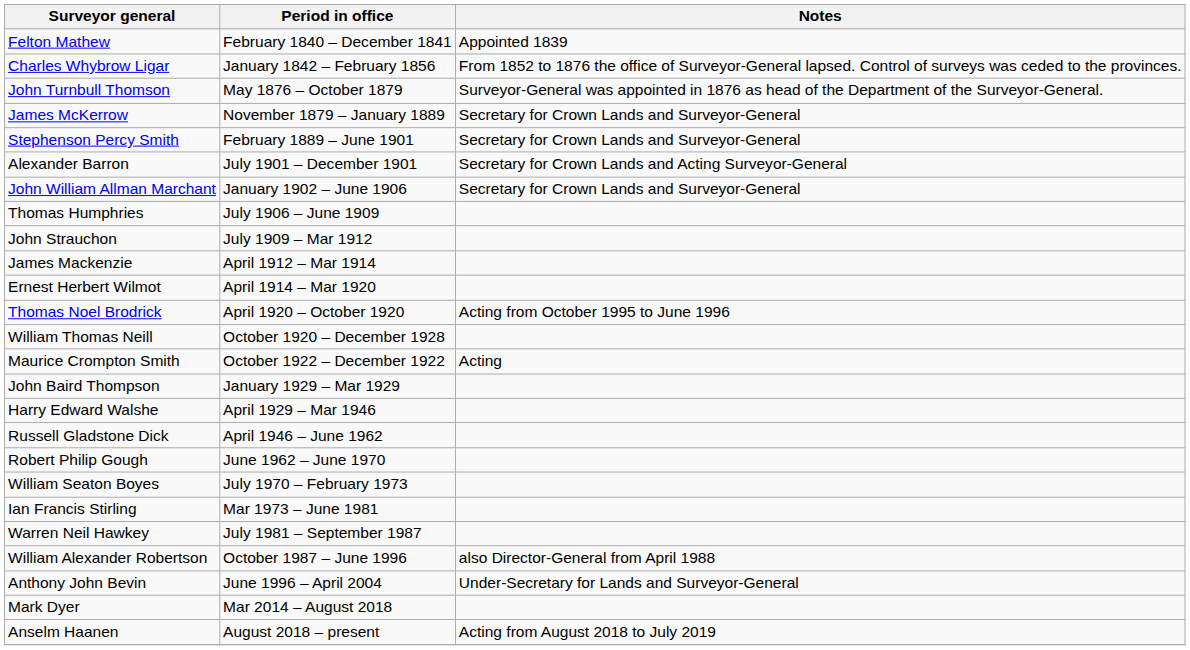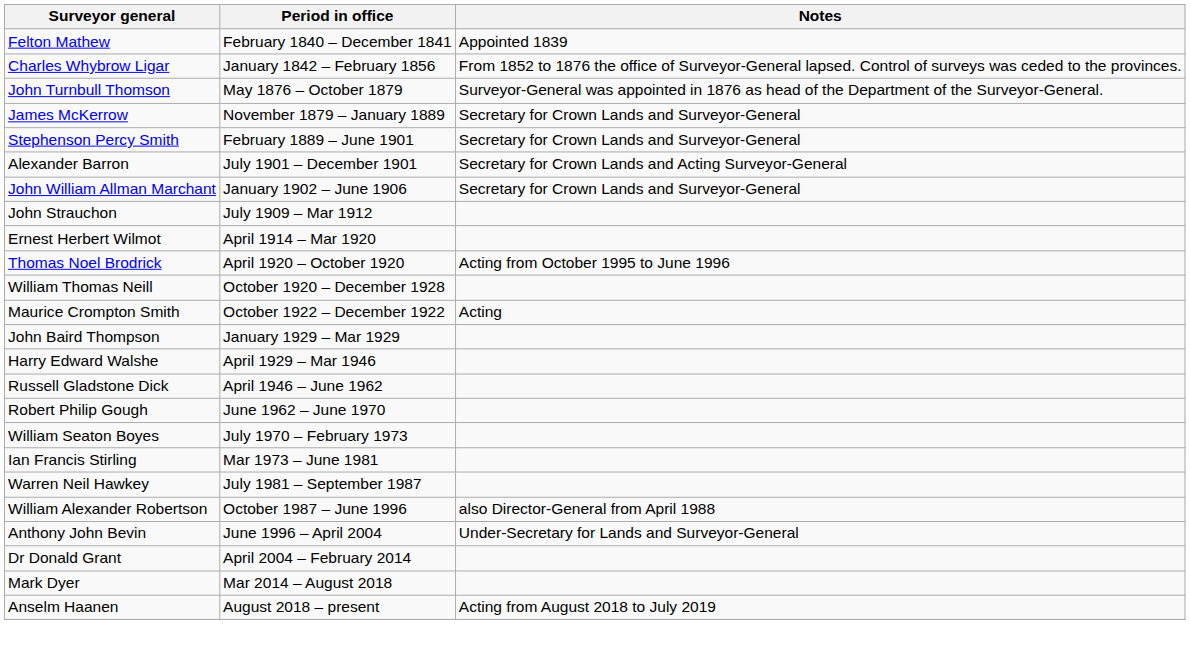- row: (76, 213)
- row: (70, 262)
+ row: (65, 558)
